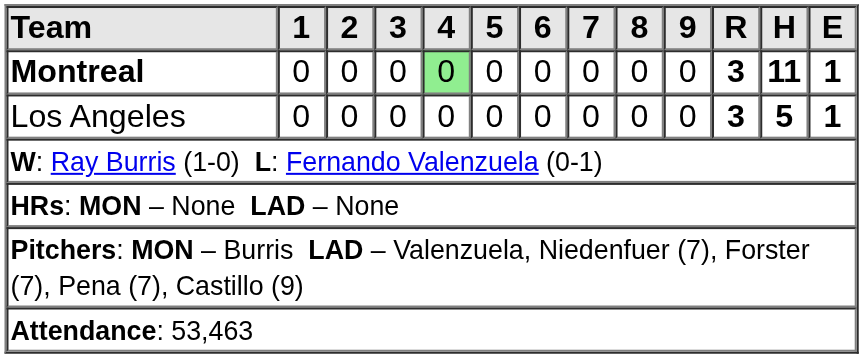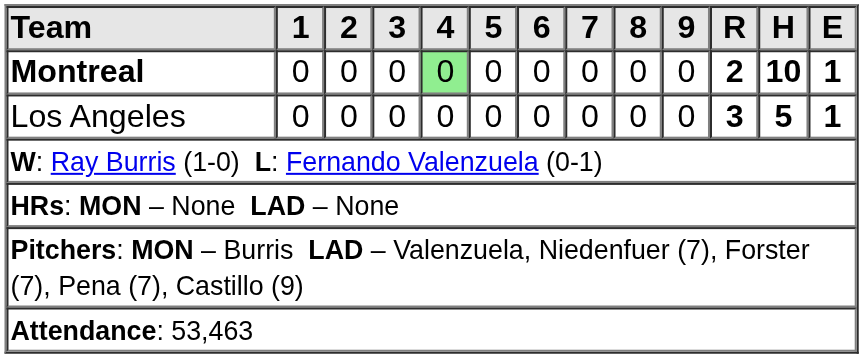(736, 71) 3 -> (735, 71) 2
(784, 71) 11 -> (783, 71) 10
